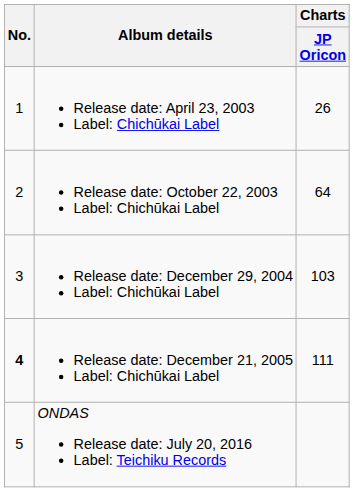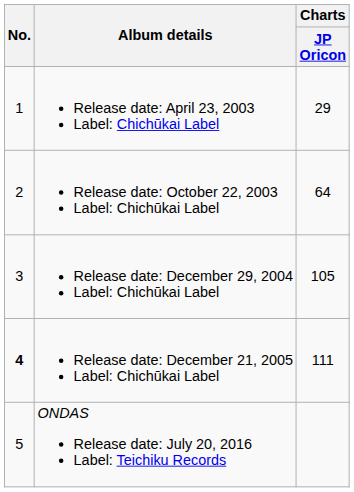(323, 108) 26 -> (323, 108) 29
(323, 276) 103 -> (323, 276) 105
